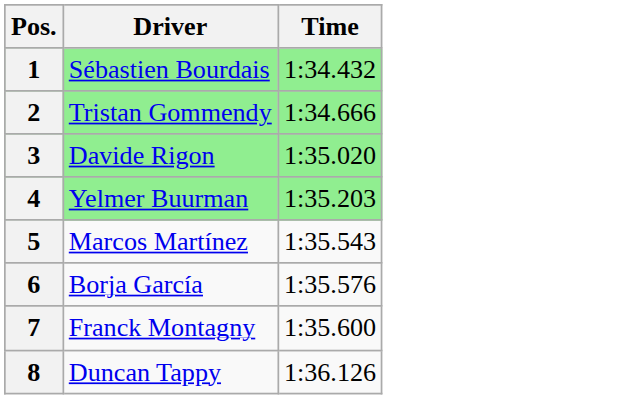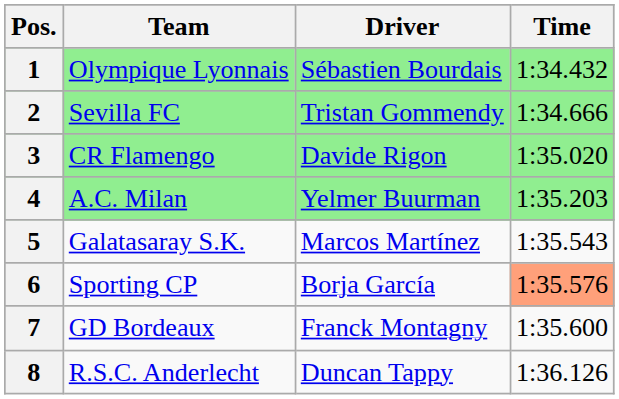+ column: (179, 26)
(330, 284) no background -> (562, 284) lightsalmon background
